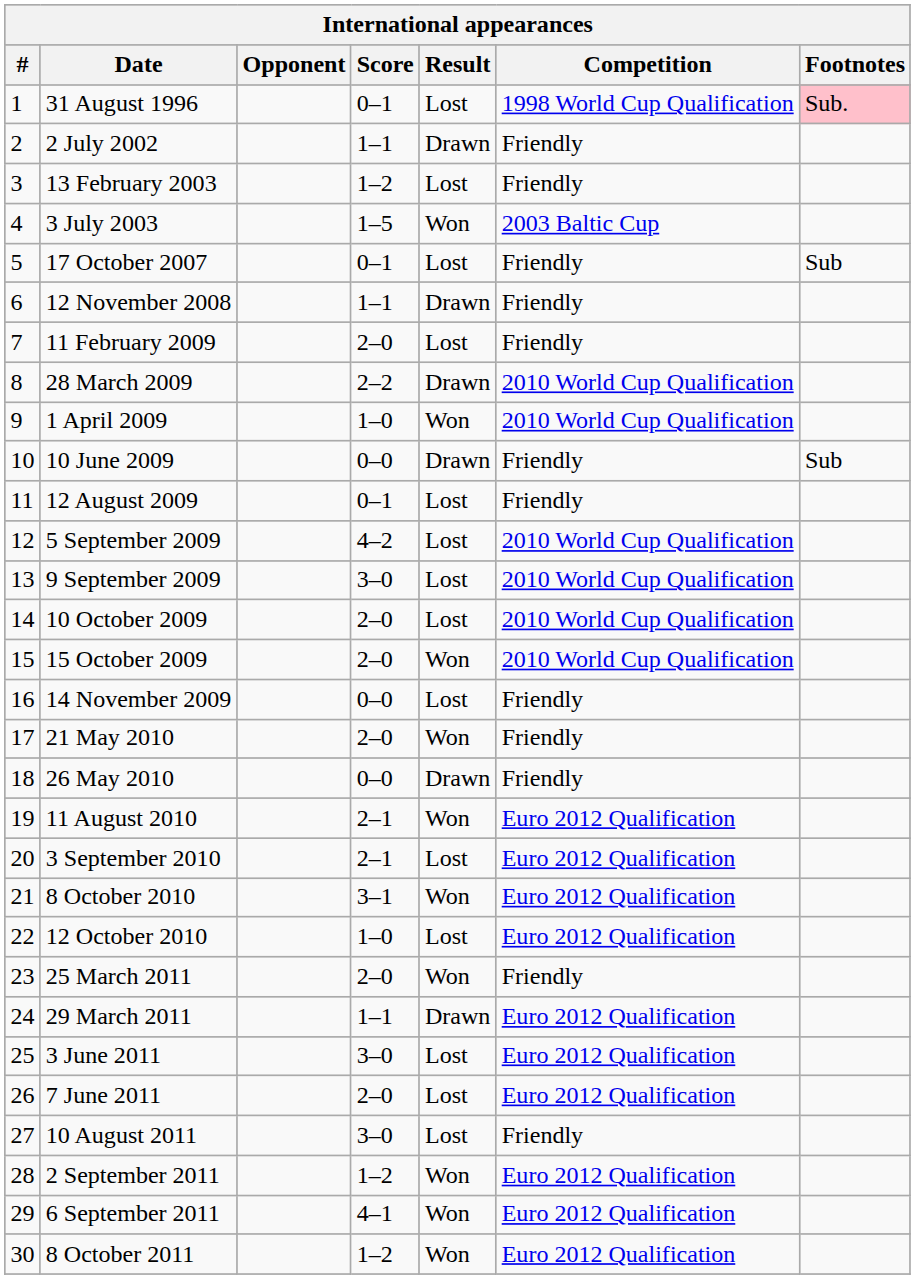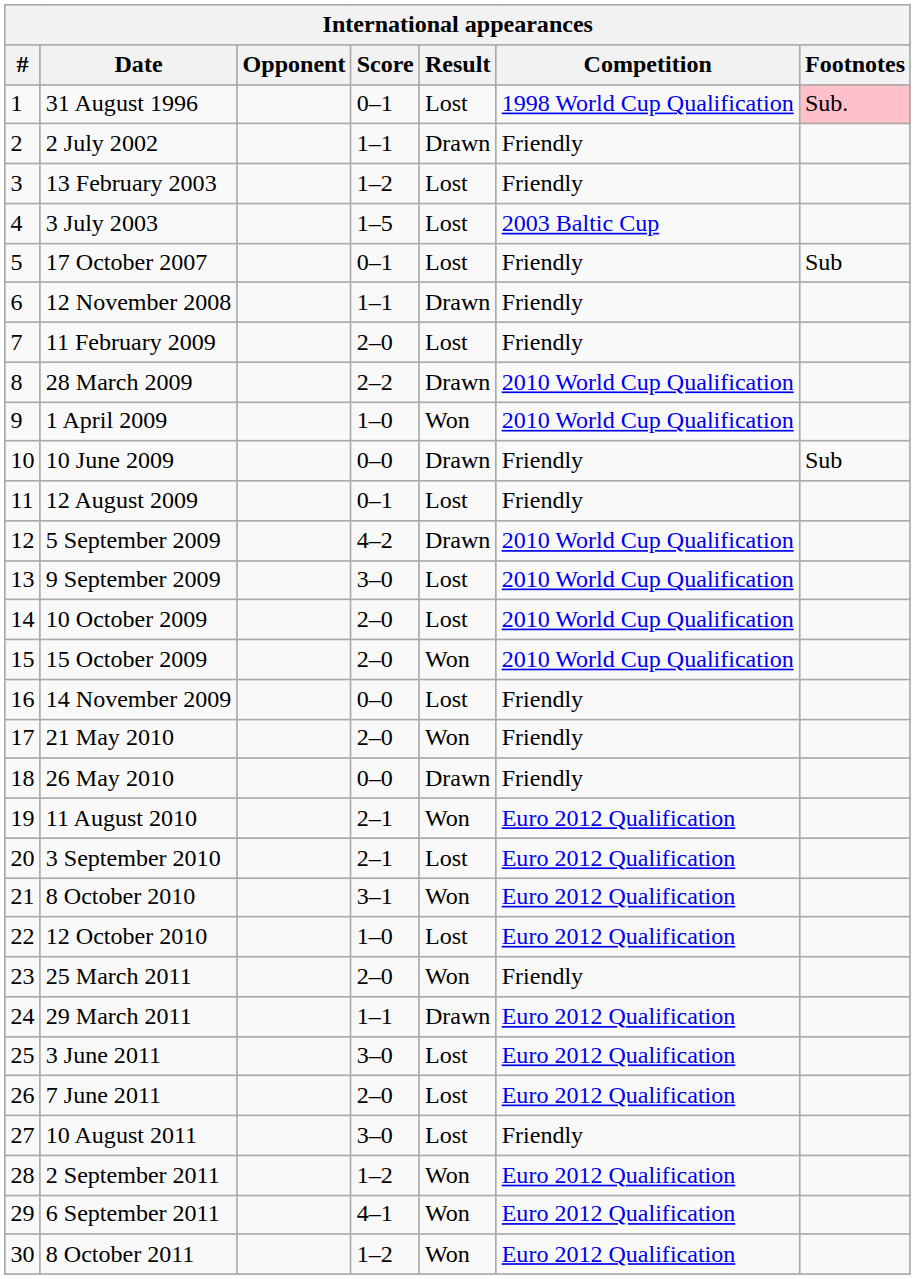(447, 223) Won -> (446, 223) Lost
(446, 540) Lost -> (458, 540) Drawn
